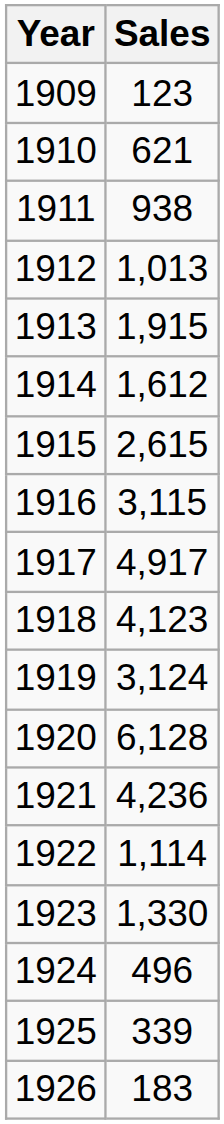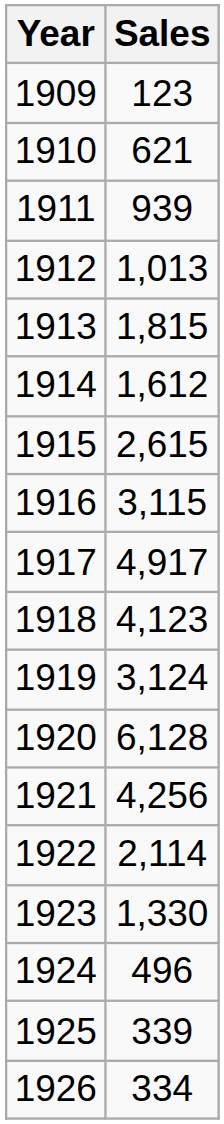(162, 209) 938 -> (162, 209) 939
(162, 326) 1,915 -> (162, 326) 1,815
(162, 795) 4,236 -> (162, 795) 4,256
(162, 854) 1,114 -> (162, 854) 2,114
(162, 1088) 183 -> (162, 1088) 334
